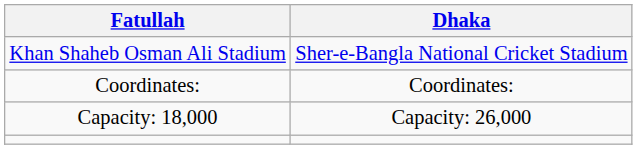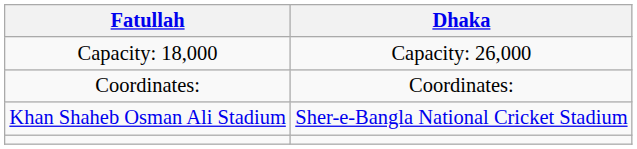rows swapped: (148, 53) <-> (148, 118)
